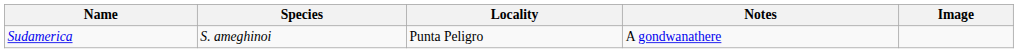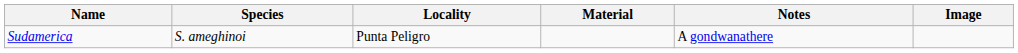+ column: (608, 15)
